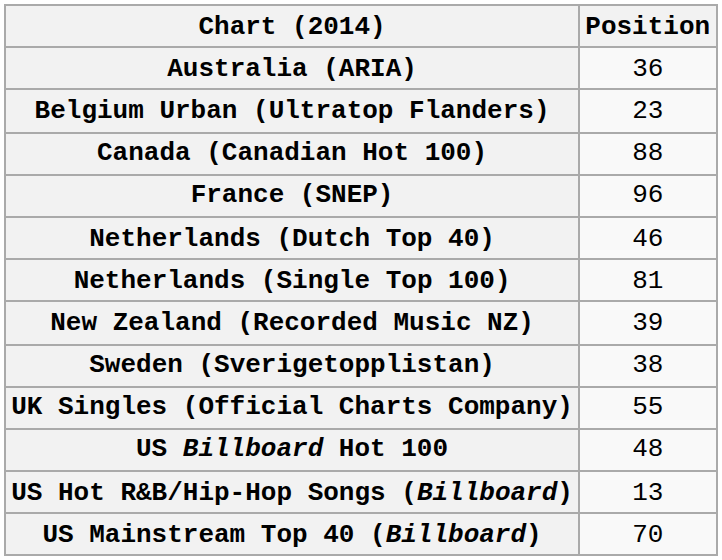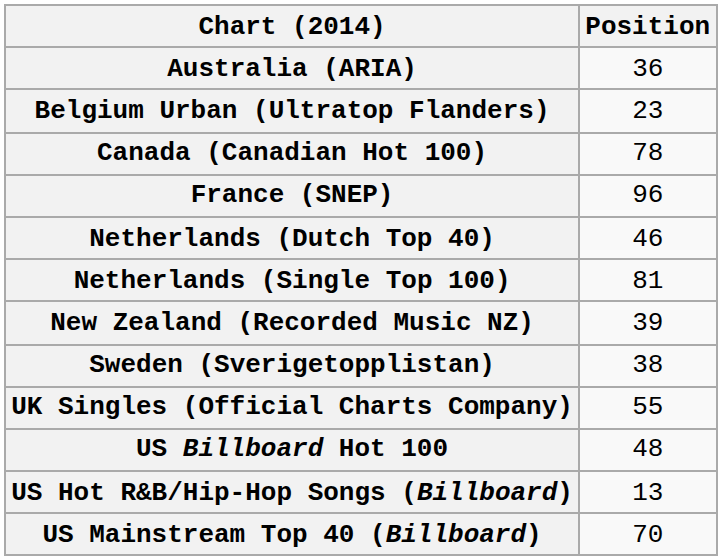(648, 153) 88 -> (648, 153) 78
